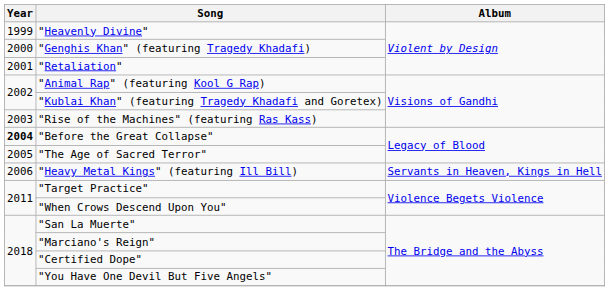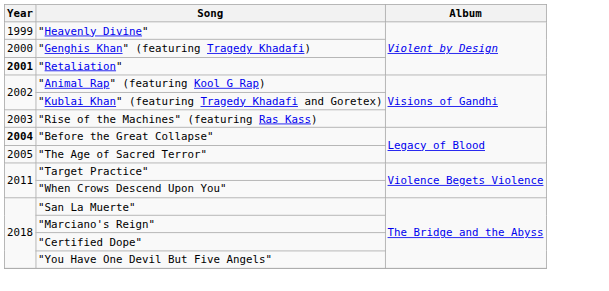(20, 66) normal -> (20, 66) bold
- row: (168, 171)
